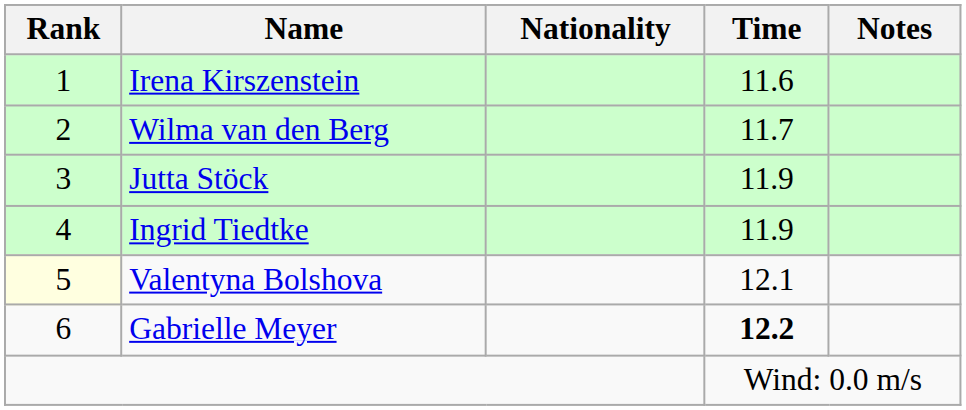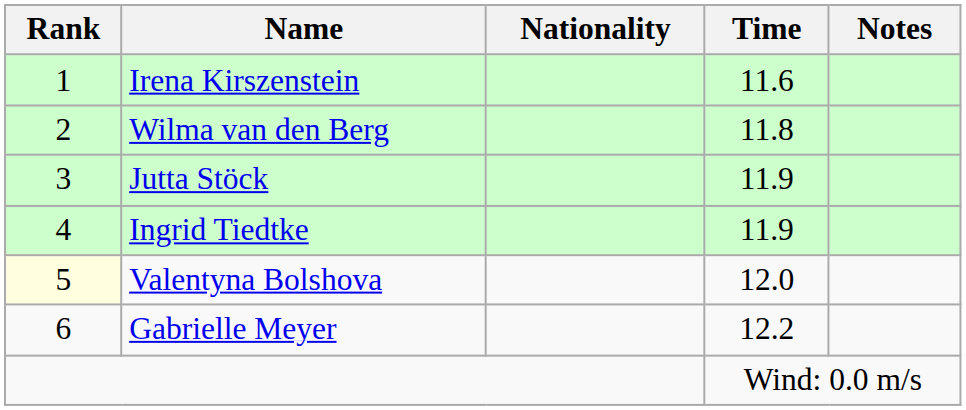(767, 129) 11.7 -> (767, 129) 11.8
(767, 279) 12.1 -> (767, 279) 12.0
(767, 329) bold -> (767, 329) normal
